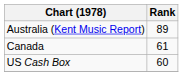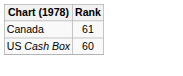- row: (76, 29)
